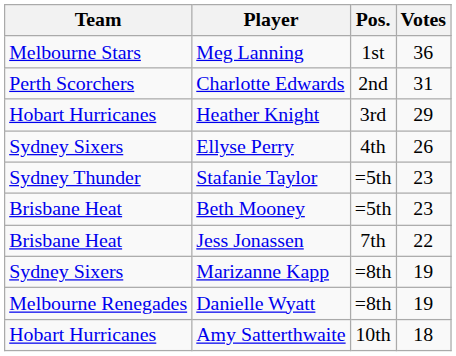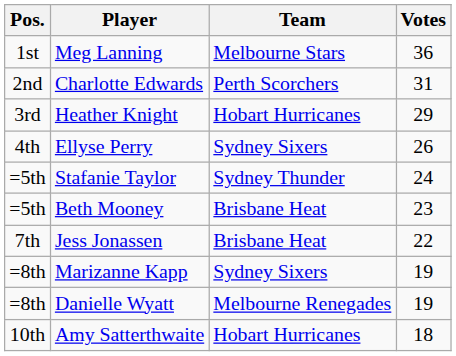columns swapped: (373, 20) <-> (98, 20)
(423, 177) 23 -> (423, 177) 24
